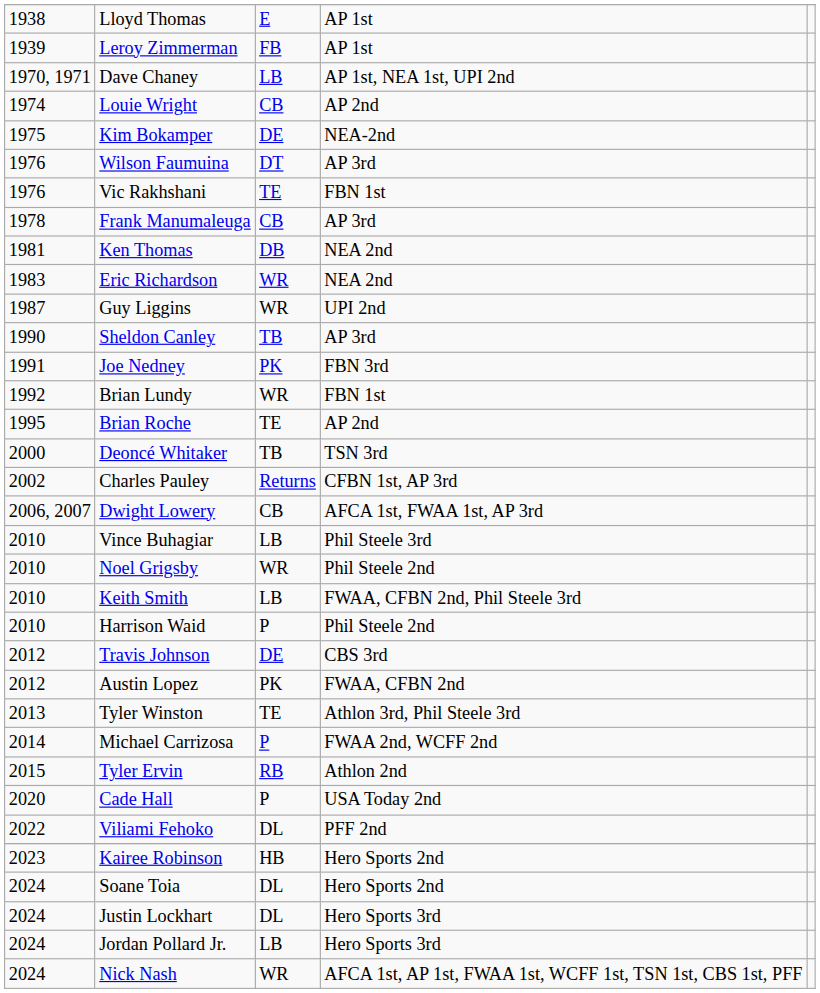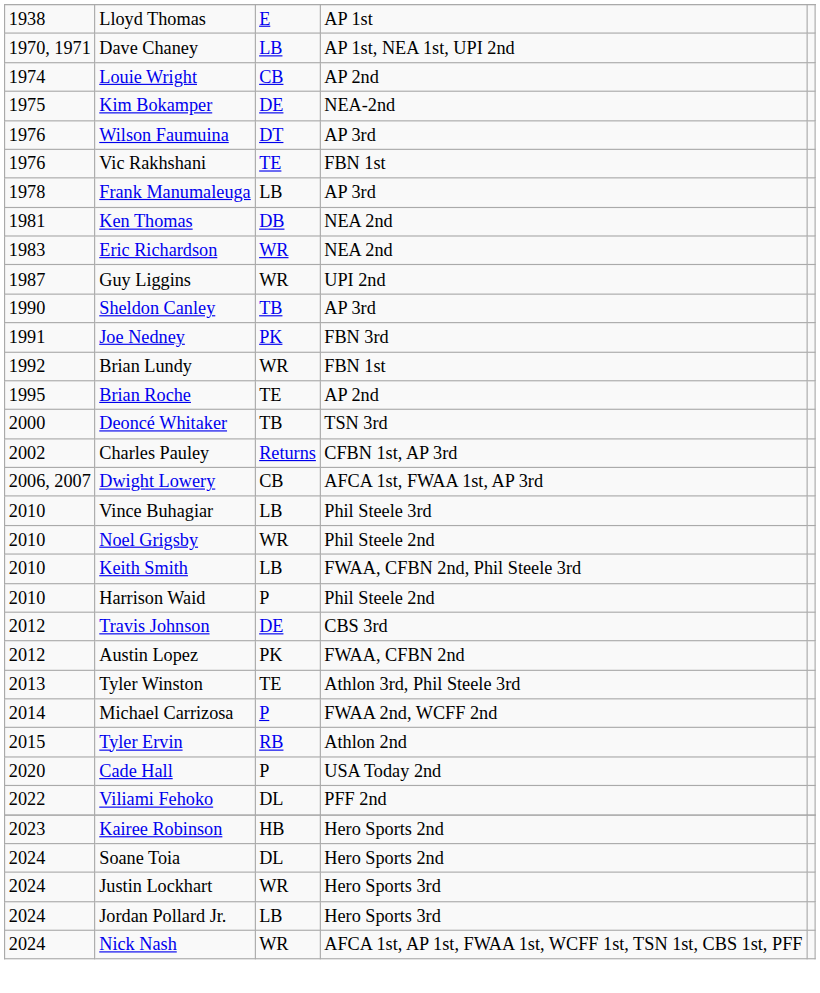- row: (168, 47)
(271, 221) CB -> (271, 192) LB
(271, 915) DL -> (274, 886) WR
